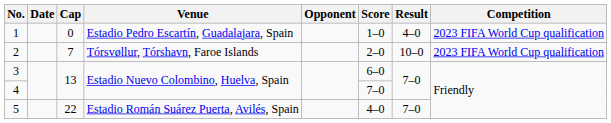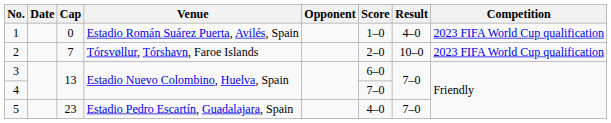(190, 33) Estadio Pedro Escartín, Guadalajara, Spain -> (193, 33) Estadio Román Suárez Puerta, Avilés, Spain
(71, 109) 22 -> (71, 109) 23
(193, 109) Estadio Román Suárez Puerta, Avilés, Spain -> (190, 109) Estadio Pedro Escartín, Guadalajara, Spain
